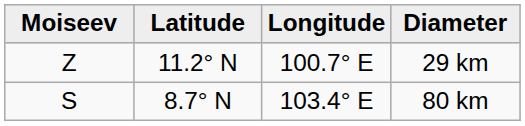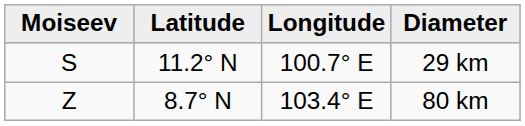(69, 62) Z -> (69, 62) S
(69, 100) S -> (69, 100) Z
